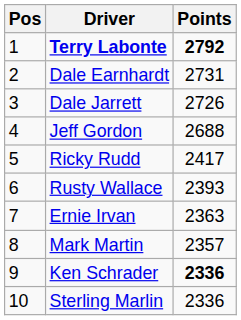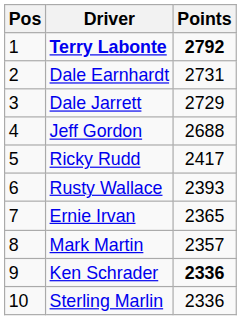(205, 103) 2726 -> (205, 103) 2729
(205, 216) 2363 -> (205, 216) 2365
